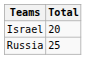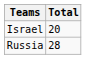(54, 46) 25 -> (54, 46) 28
